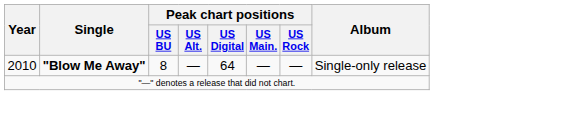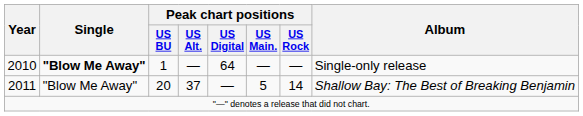(163, 65) 8 -> (163, 65) 1
+ row: (22, 86)
